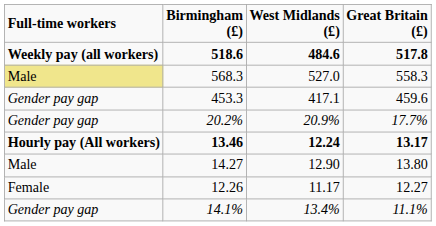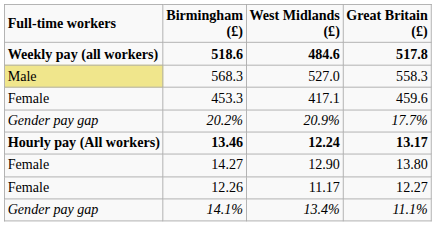(53, 98) Gender pay gap -> (28, 98) Female
(22, 165) Male -> (28, 165) Female
